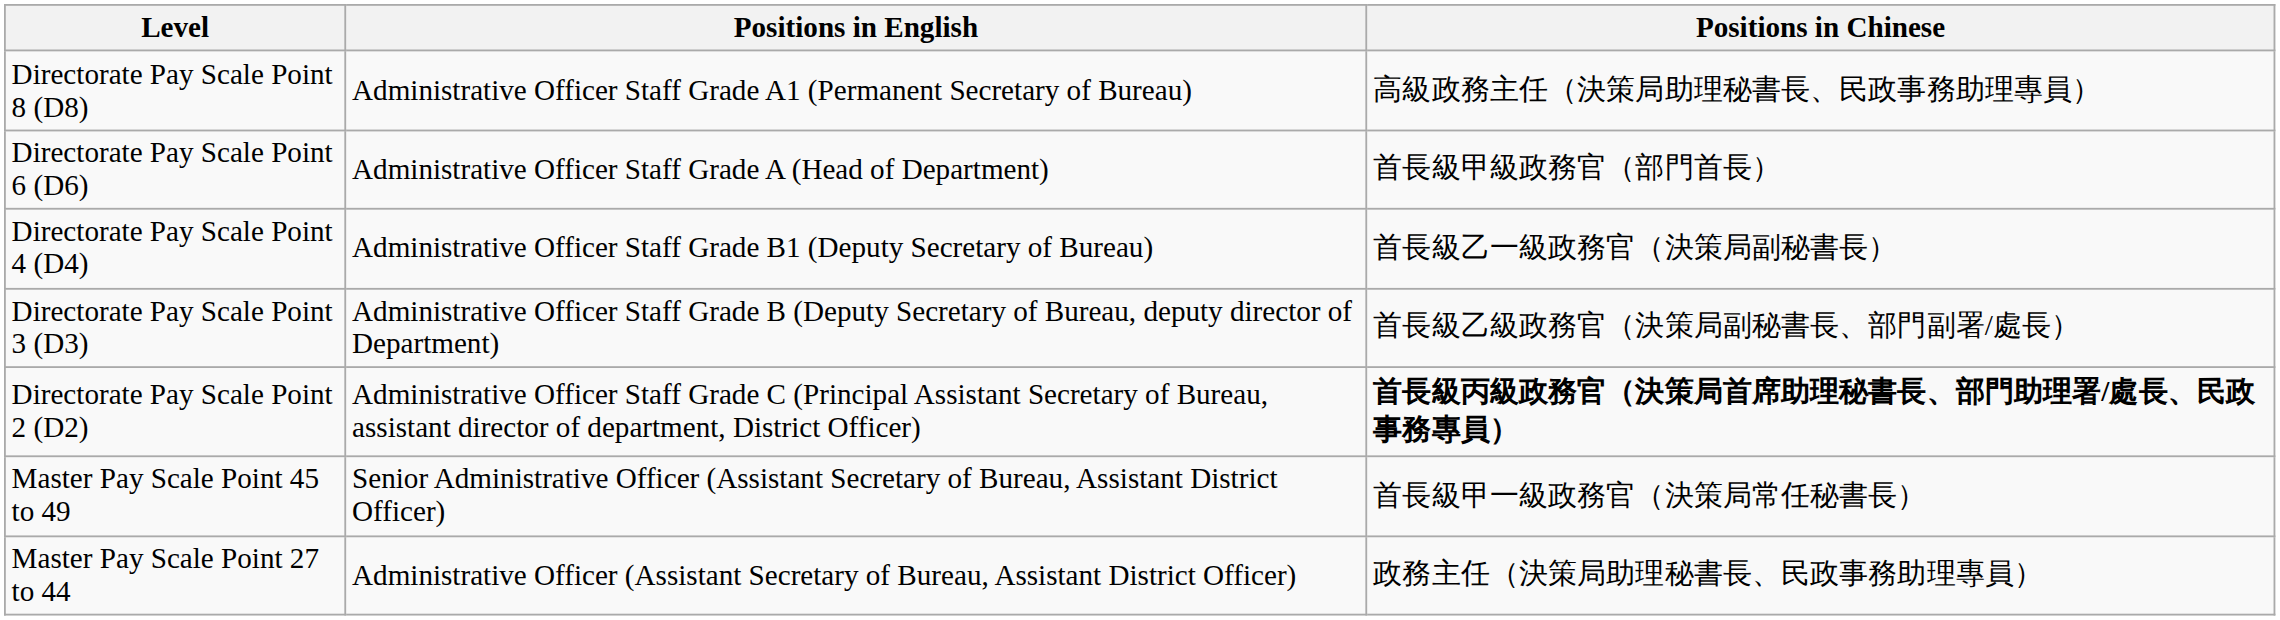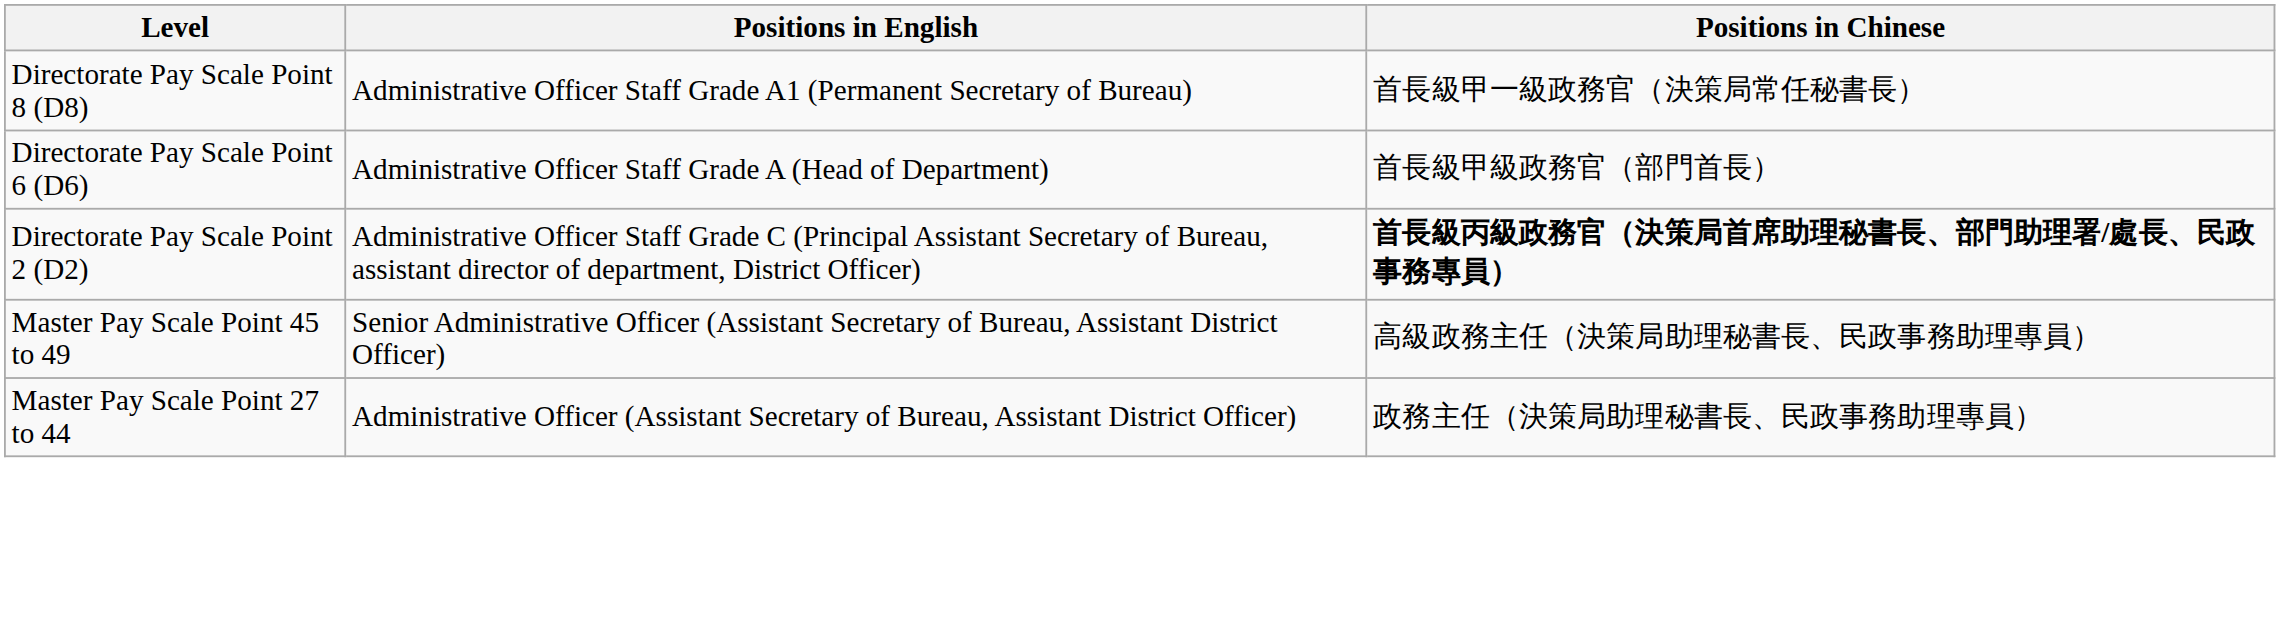(1737, 89) 高級政務主任（決策局助理秘書長、民政事務助理專員） -> (1650, 89) 首長級甲一級政務官（決策局常任秘書長）
- row: (172, 248)
- row: (172, 326)
(1650, 494) 首長級甲一級政務官（決策局常任秘書長） -> (1737, 336) 高級政務主任（決策局助理秘書長、民政事務助理專員）
